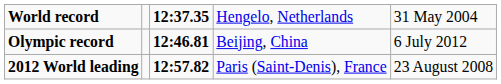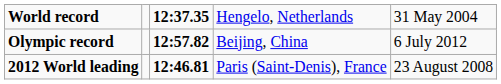(181, 41) 12:46.81 -> (181, 41) 12:57.82
(181, 66) 12:57.82 -> (181, 66) 12:46.81
